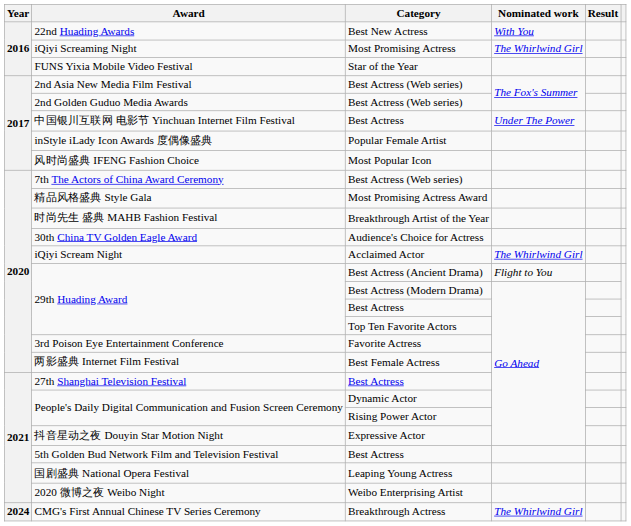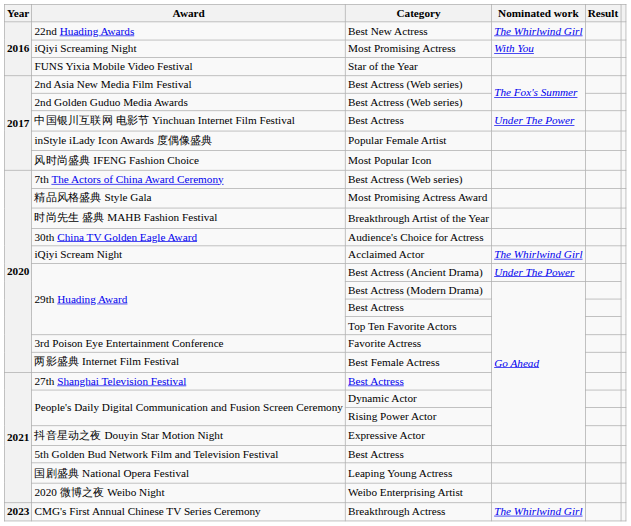(514, 31) With You -> (538, 31) The Whirlwind Girl
(538, 48) The Whirlwind Girl -> (514, 48) With You
(523, 272) Flight to You -> (534, 272) Under The Power
(18, 511) 2024 -> (18, 511) 2023
